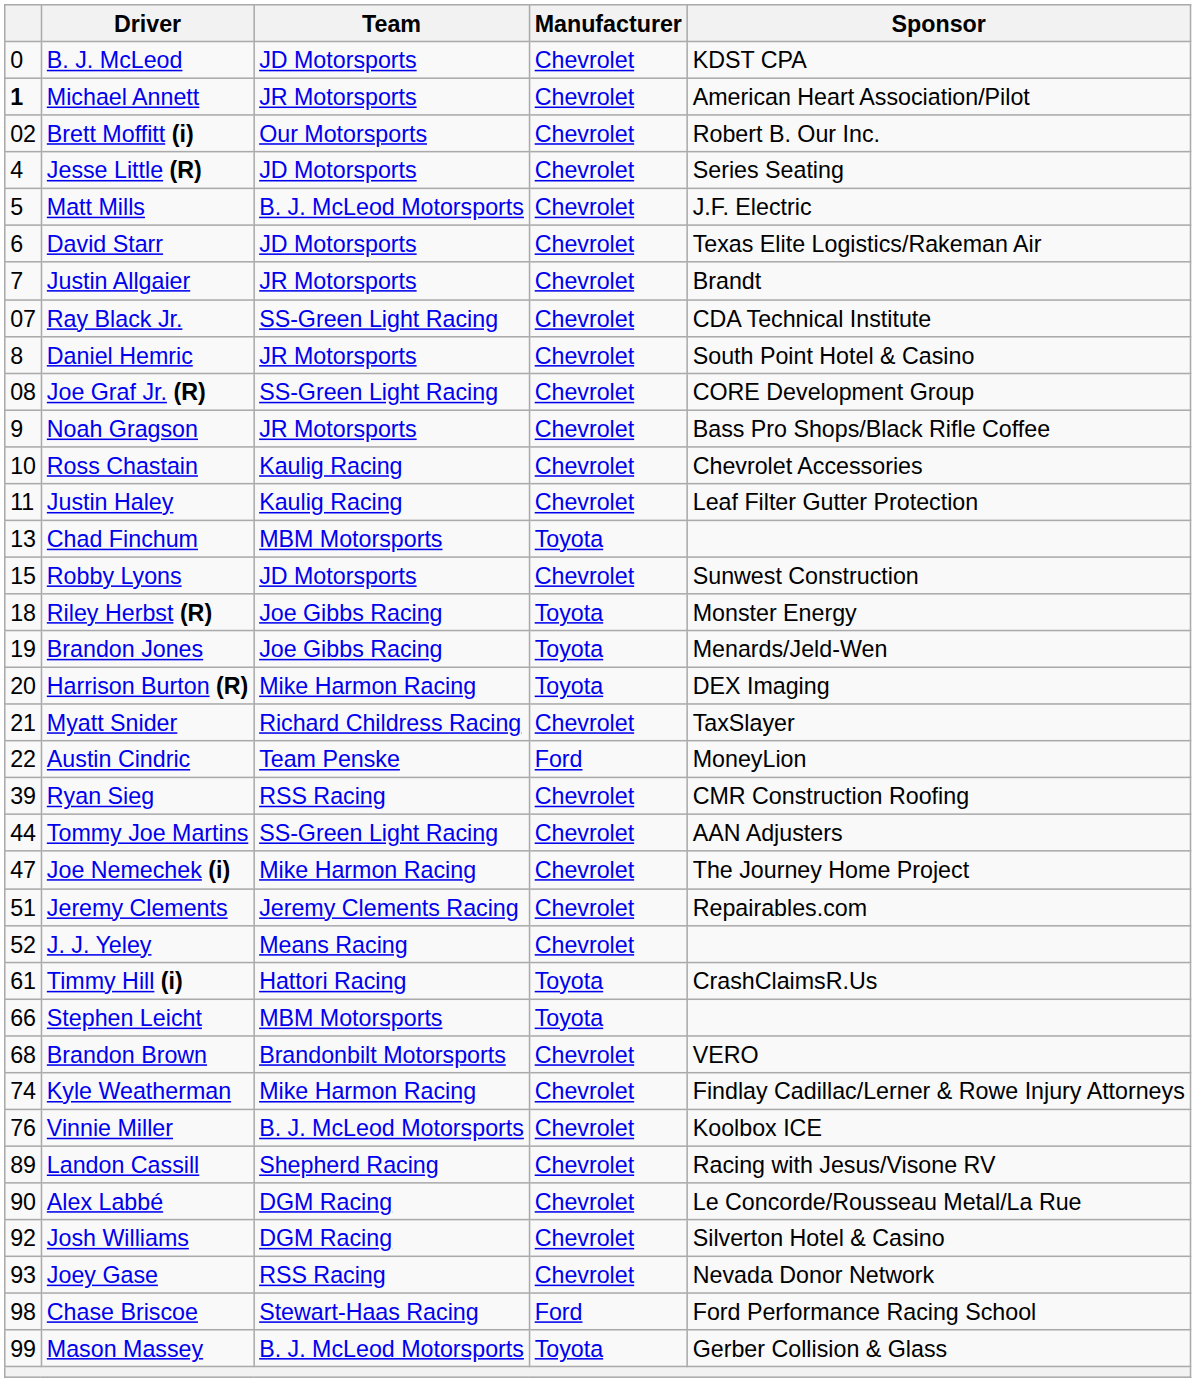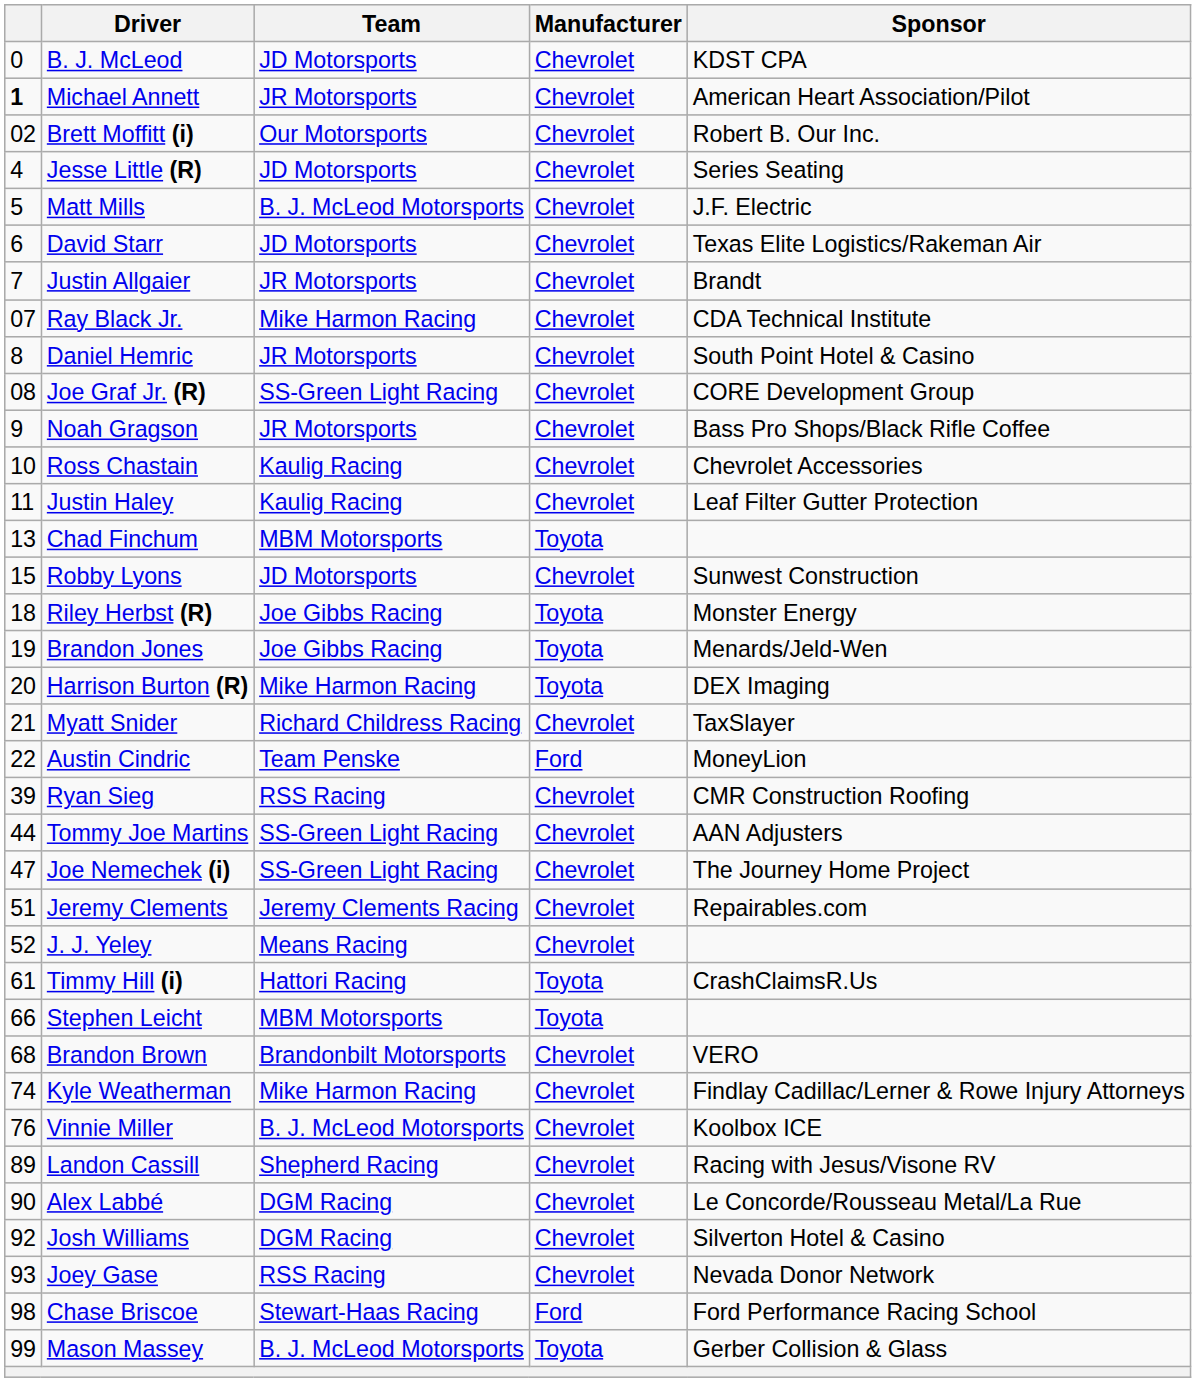(379, 318) SS-Green Light Racing -> (368, 318) Mike Harmon Racing
(368, 870) Mike Harmon Racing -> (379, 870) SS-Green Light Racing
